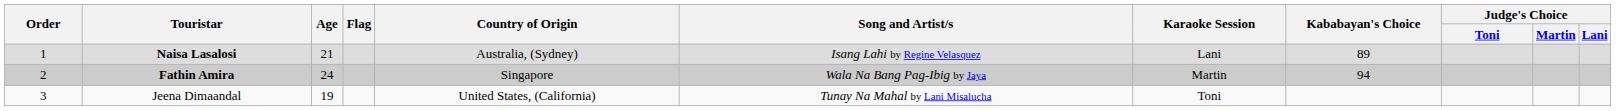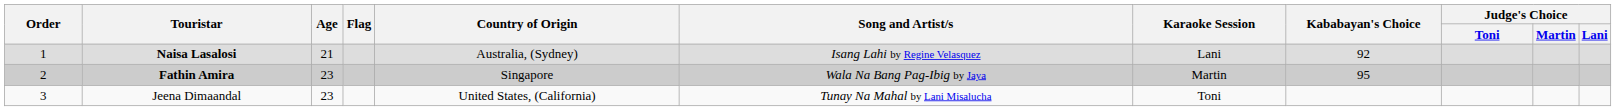(1364, 54) 89 -> (1364, 54) 92
(327, 75) 24 -> (327, 75) 23
(1364, 75) 94 -> (1364, 75) 95
(327, 95) 19 -> (327, 95) 23
